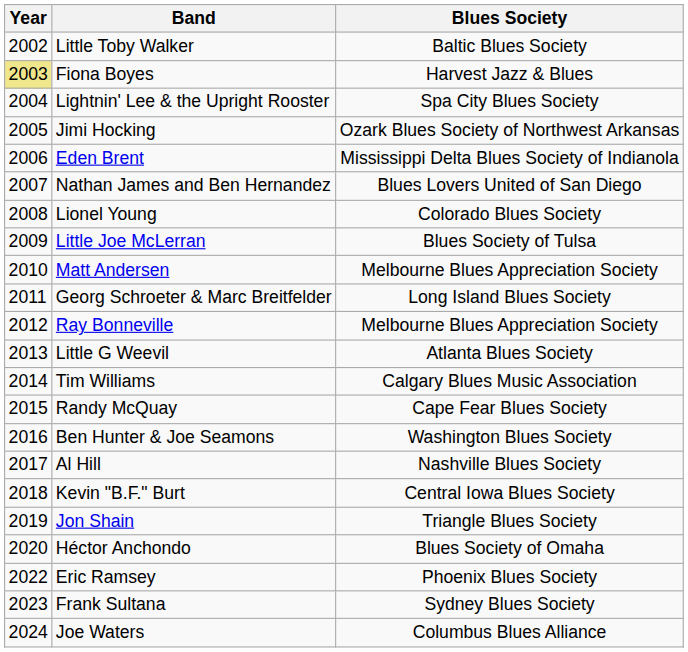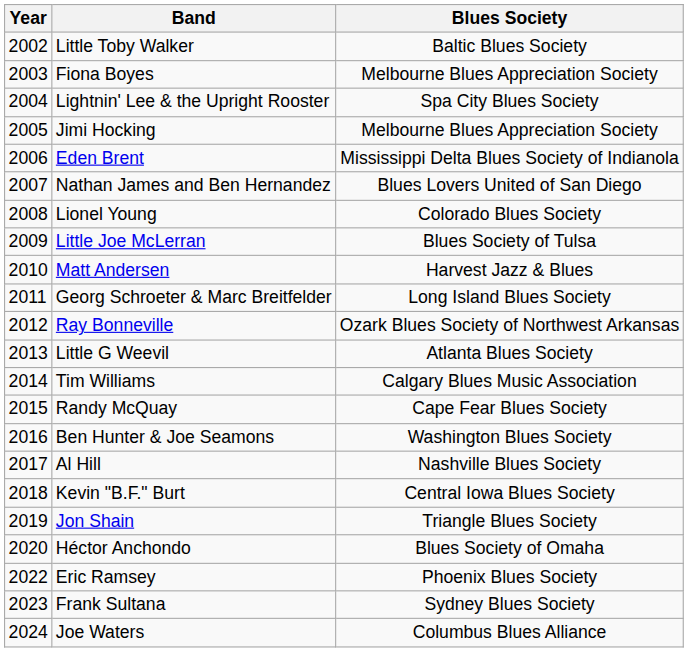(28, 74) khaki background -> (28, 74) no background
(510, 74) Harvest Jazz & Blues -> (510, 74) Melbourne Blues Appreciation Society
(510, 130) Ozark Blues Society of Northwest Arkansas -> (510, 130) Melbourne Blues Appreciation Society
(510, 269) Melbourne Blues Appreciation Society -> (510, 269) Harvest Jazz & Blues
(510, 325) Melbourne Blues Appreciation Society -> (510, 325) Ozark Blues Society of Northwest Arkansas
